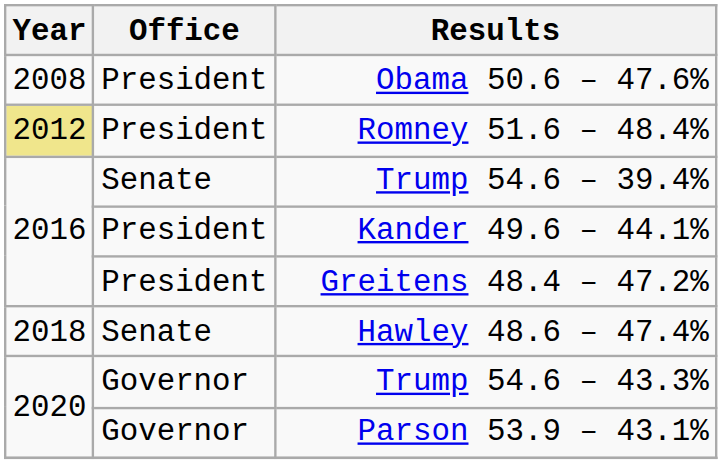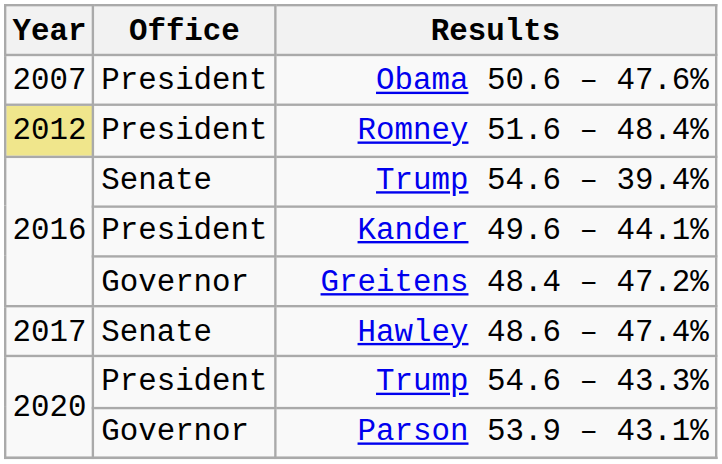(50, 81) 2008 -> (50, 81) 2007
(184, 281) President -> (175, 281) Governor
(50, 332) 2018 -> (50, 332) 2017
(175, 382) Governor -> (184, 382) President
